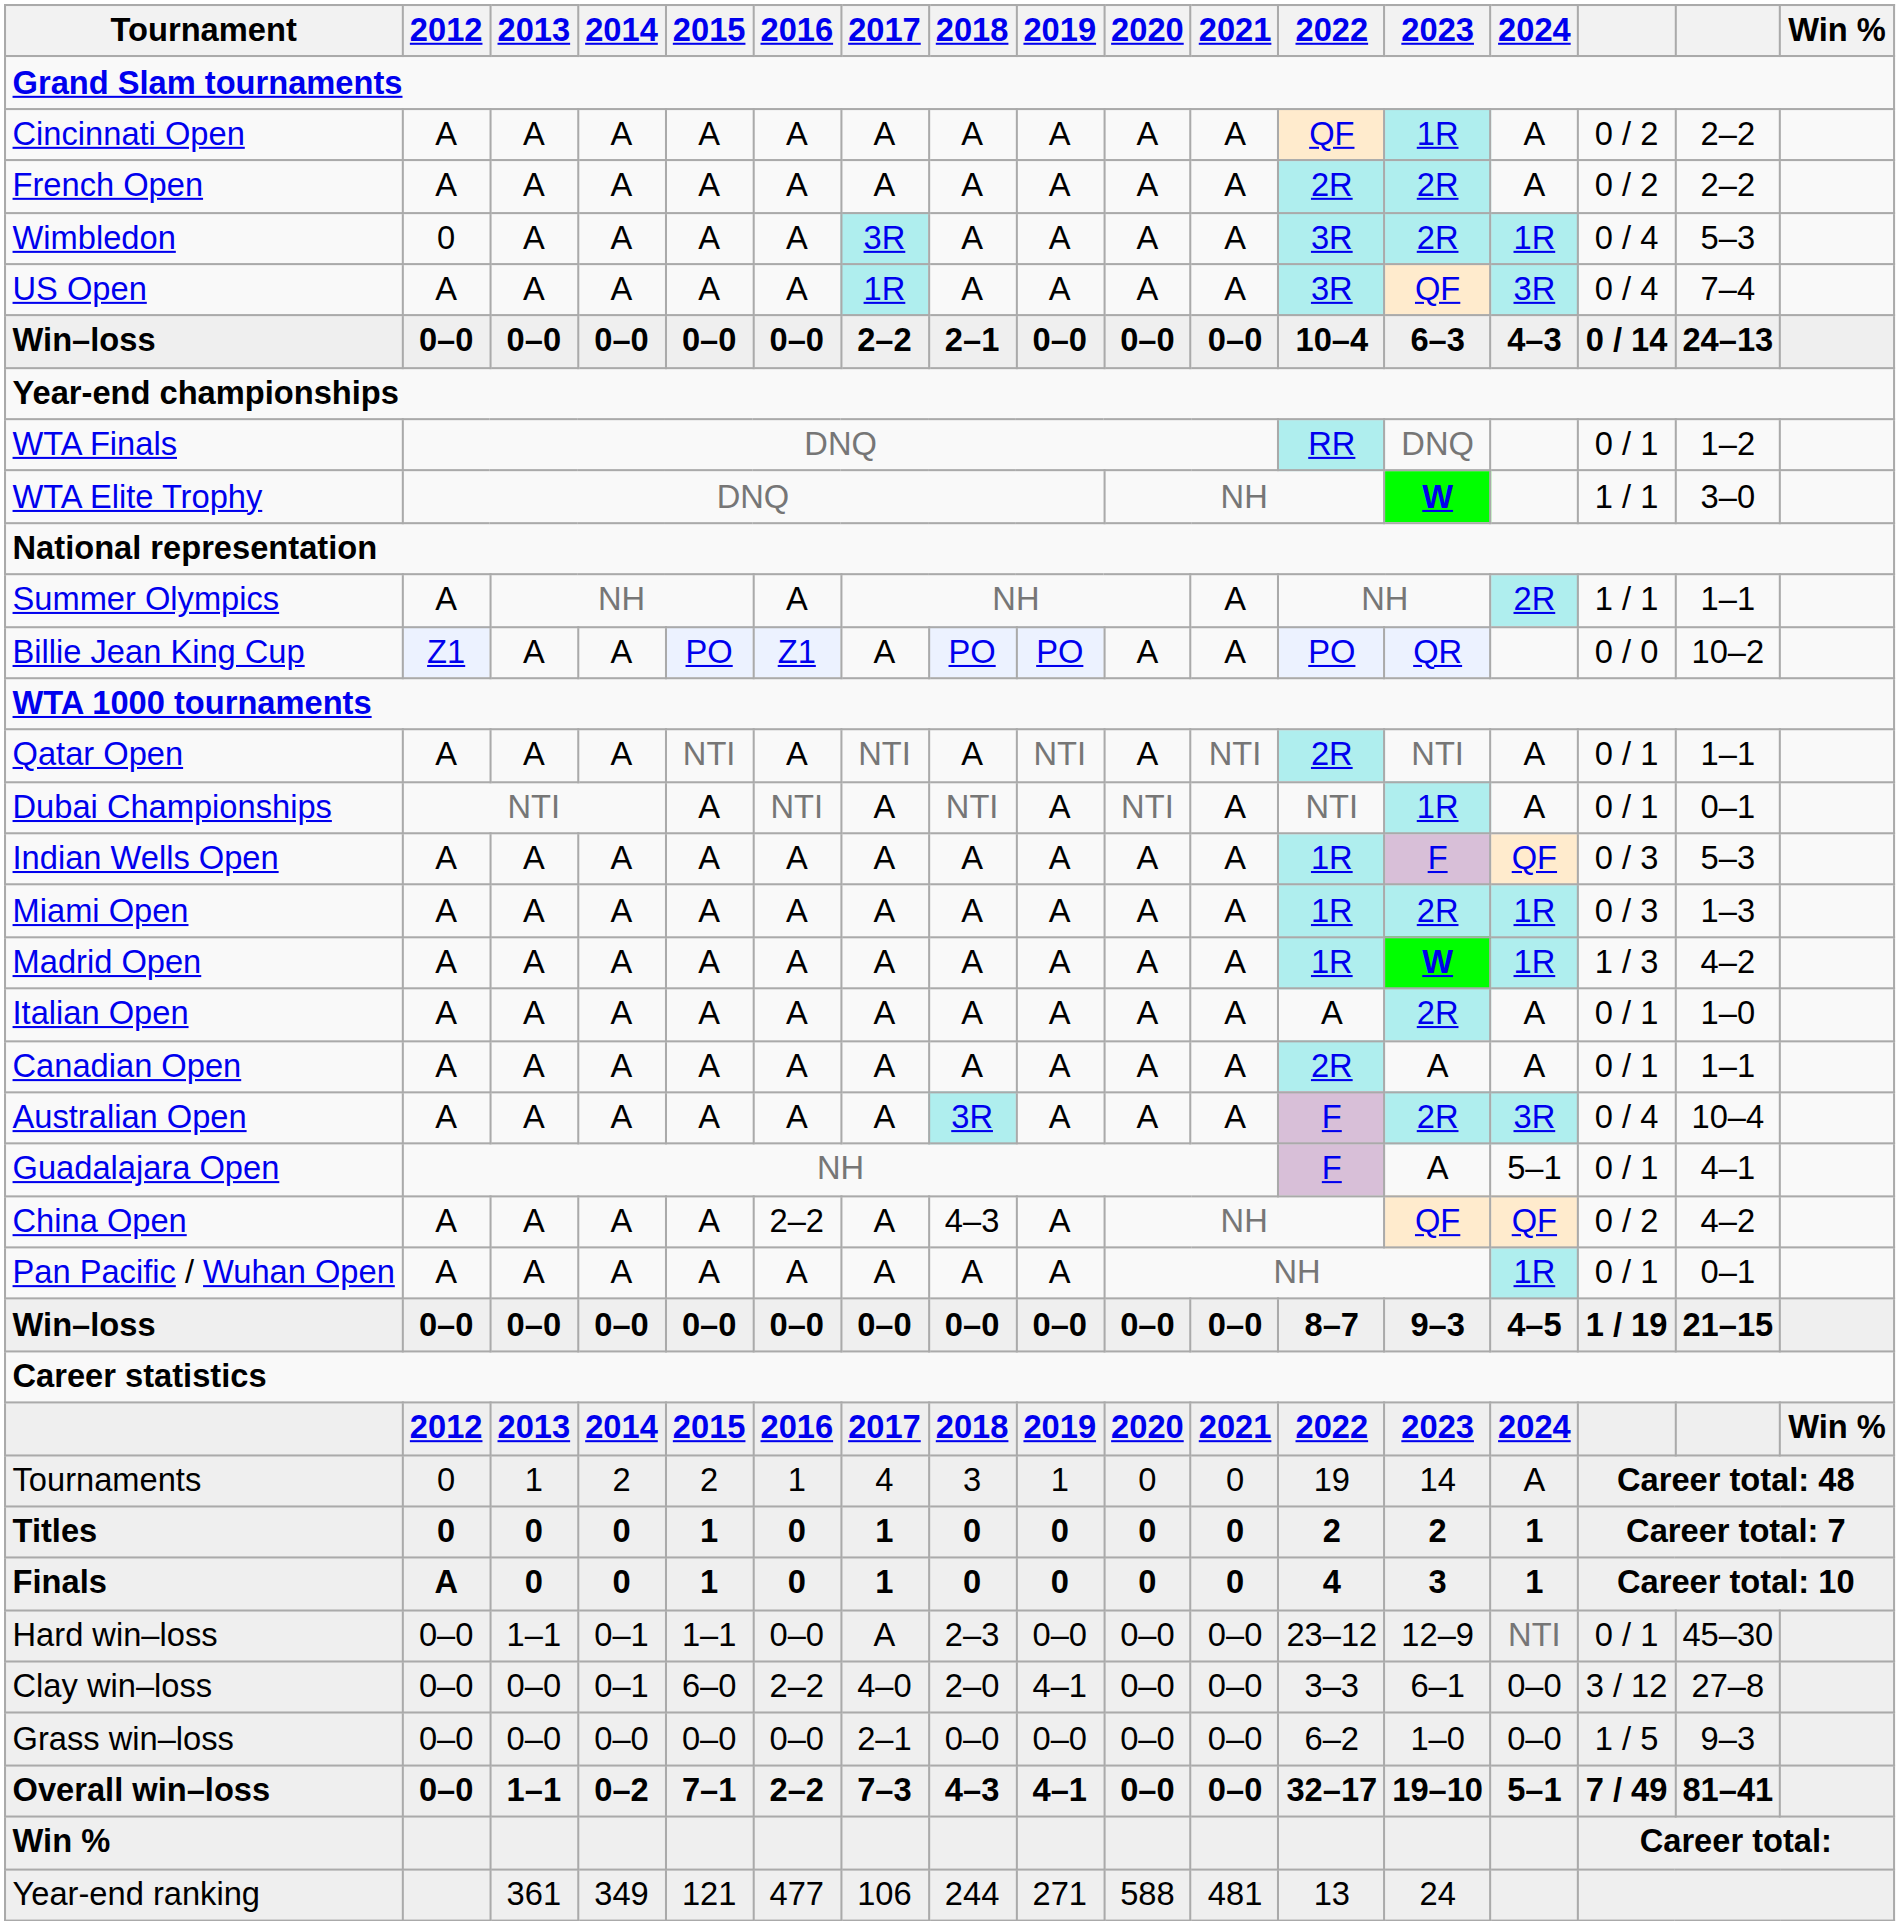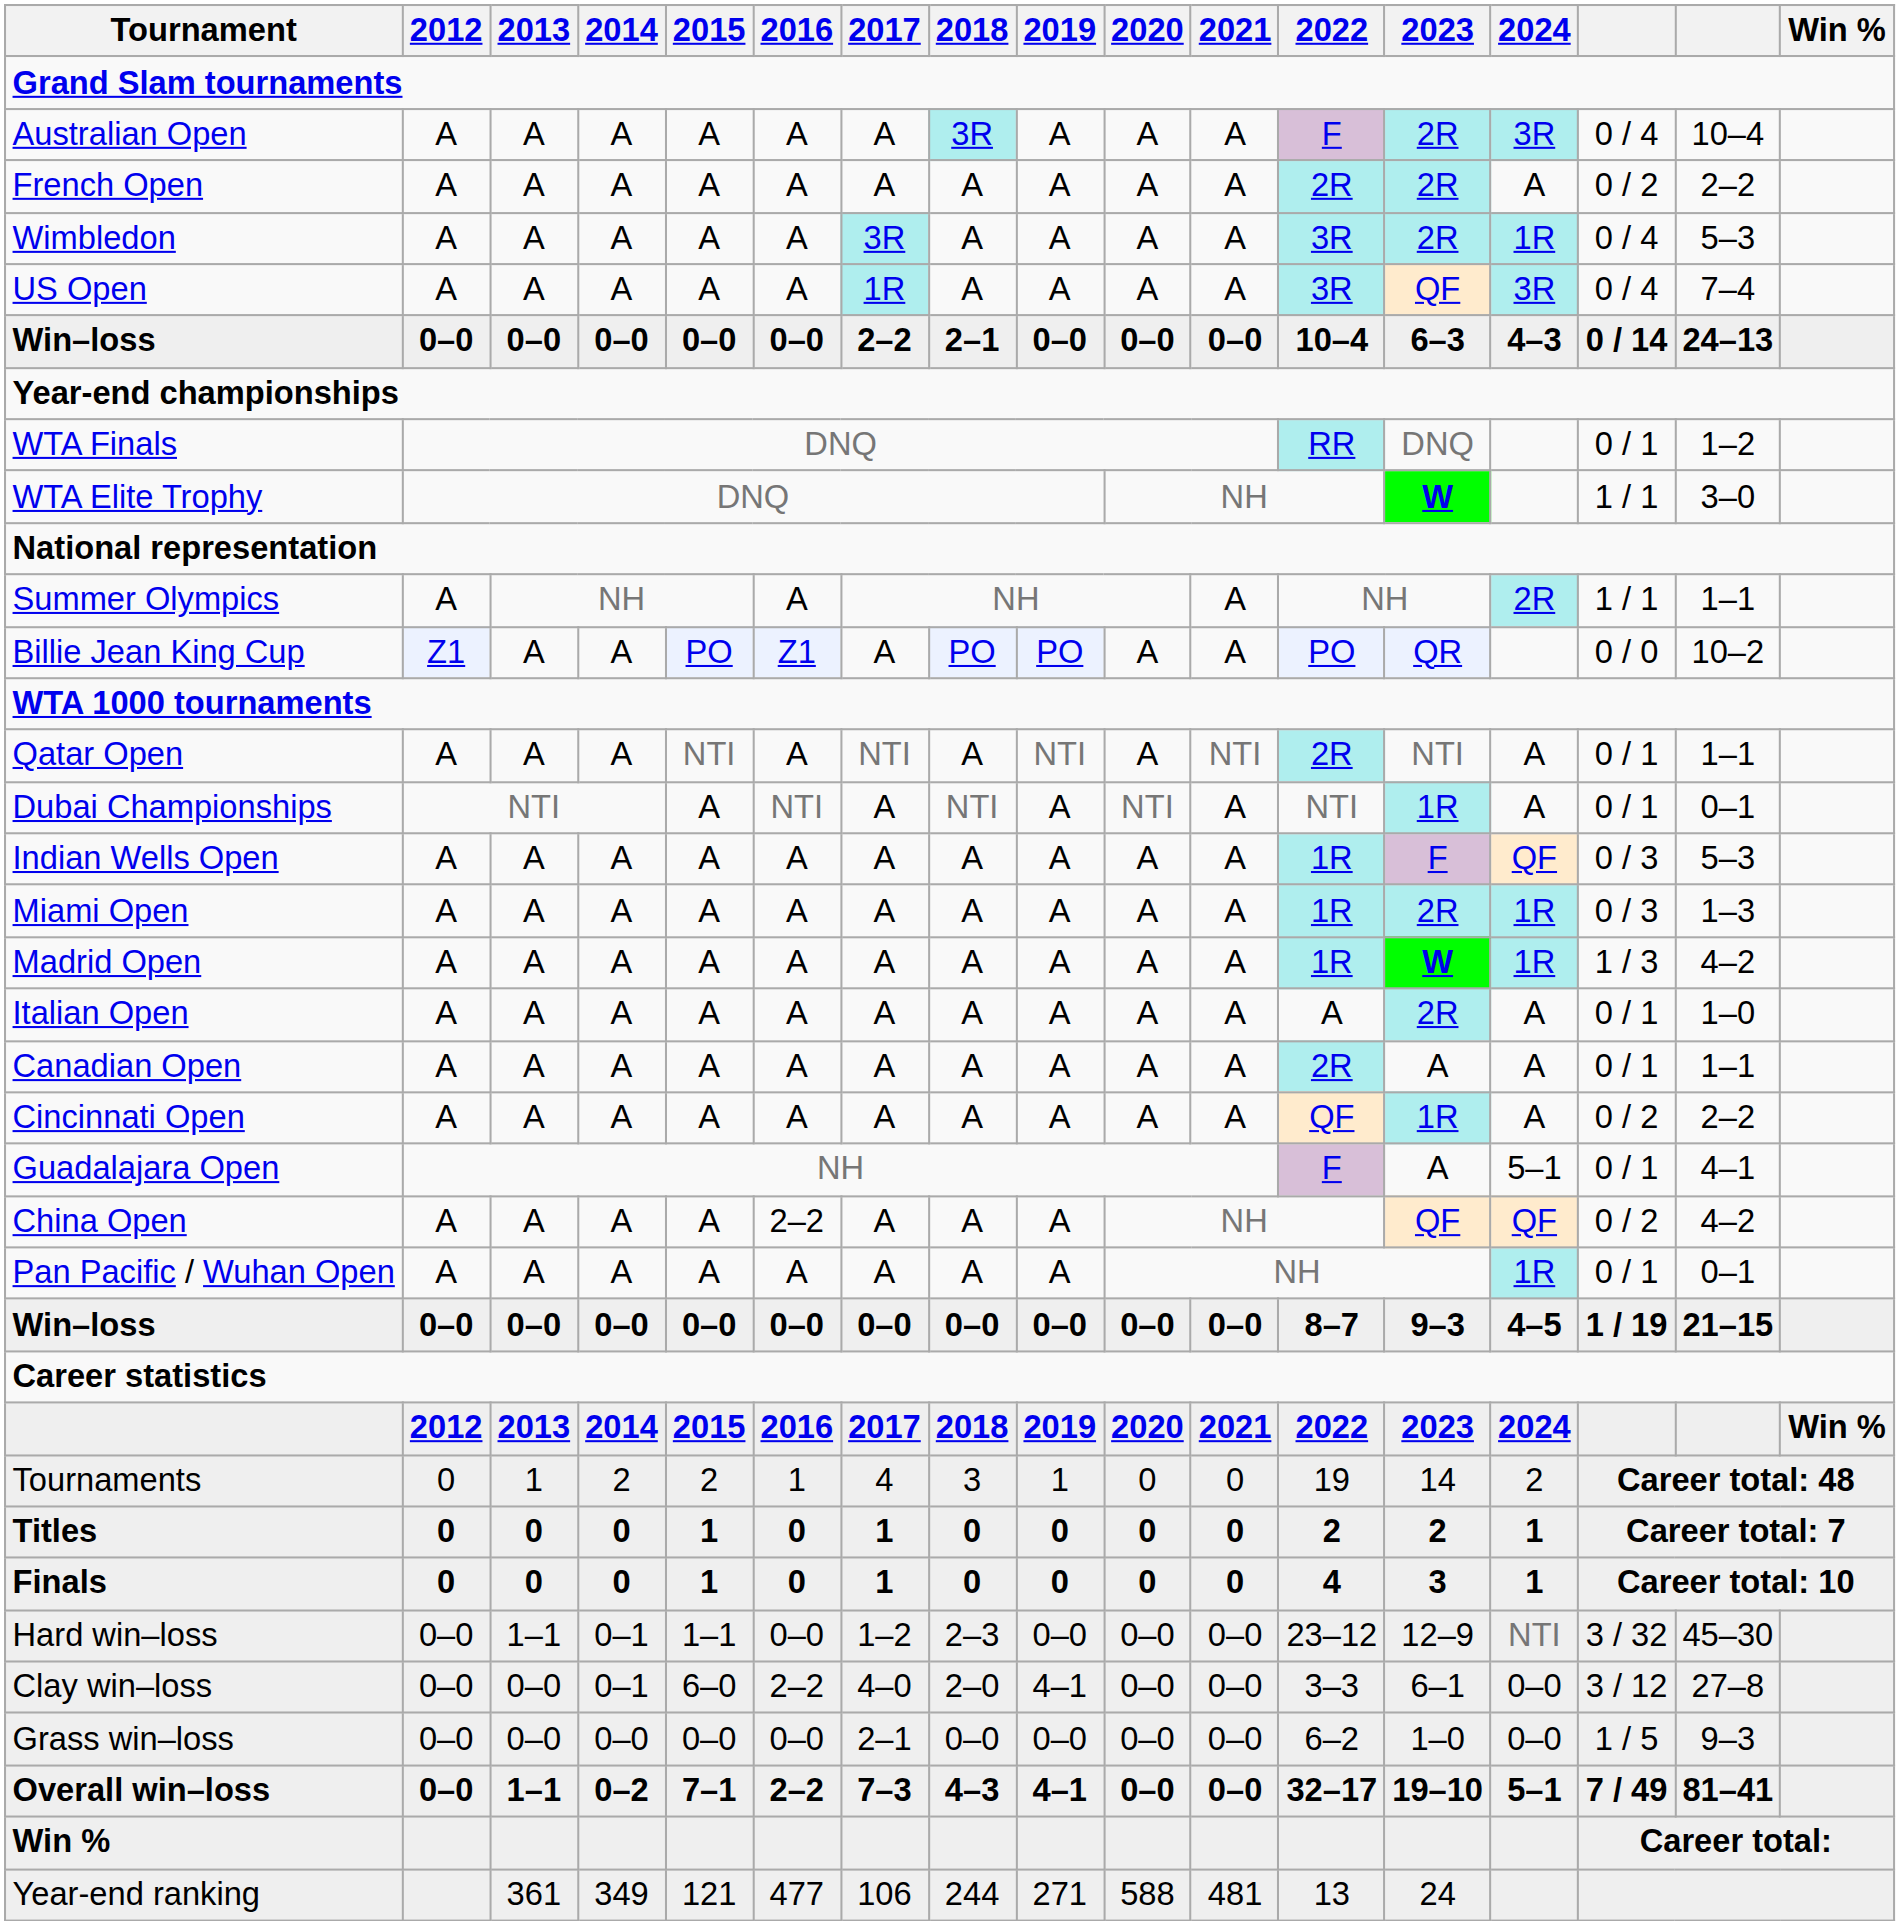rows swapped: (130, 1117) <-> (129, 133)
(446, 237) 0 -> (446, 237) A
(972, 1220) 4–3 -> (972, 1220) A
(1534, 1479) A -> (1534, 1479) 2
(446, 1583) A -> (446, 1583) 0
(884, 1635) A -> (884, 1635) 1–2
(1627, 1635) 0 / 1 -> (1627, 1635) 3 / 32
